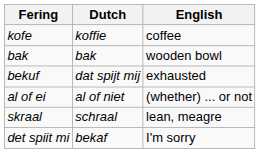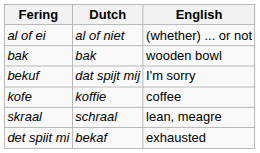rows swapped: (26, 96) <-> (20, 35)
(176, 76) exhausted -> (171, 76) I'm sorry
(171, 138) I'm sorry -> (176, 138) exhausted
